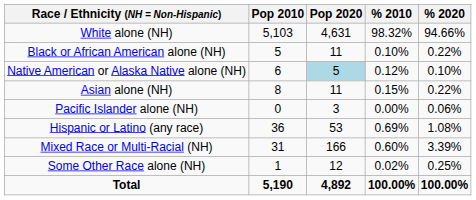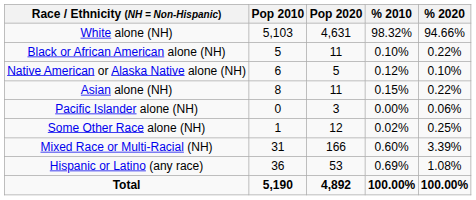(336, 71) lightblue background -> (336, 71) no background
rows swapped: (127, 166) <-> (127, 128)
